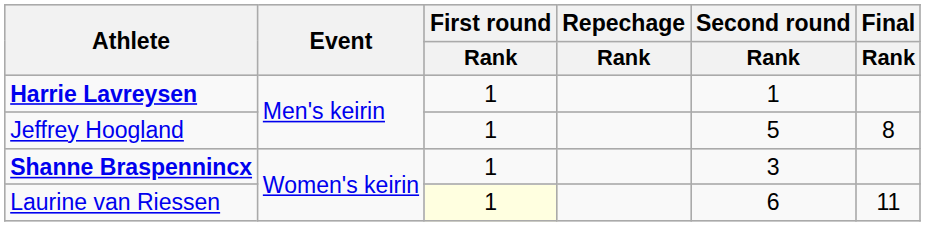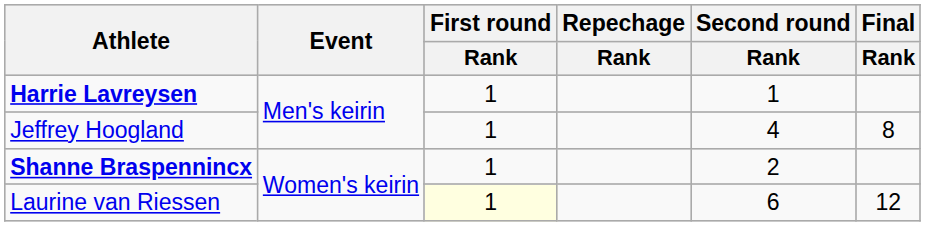(773, 131) 5 -> (773, 131) 4
(773, 167) 3 -> (773, 167) 2
(888, 203) 11 -> (888, 203) 12
